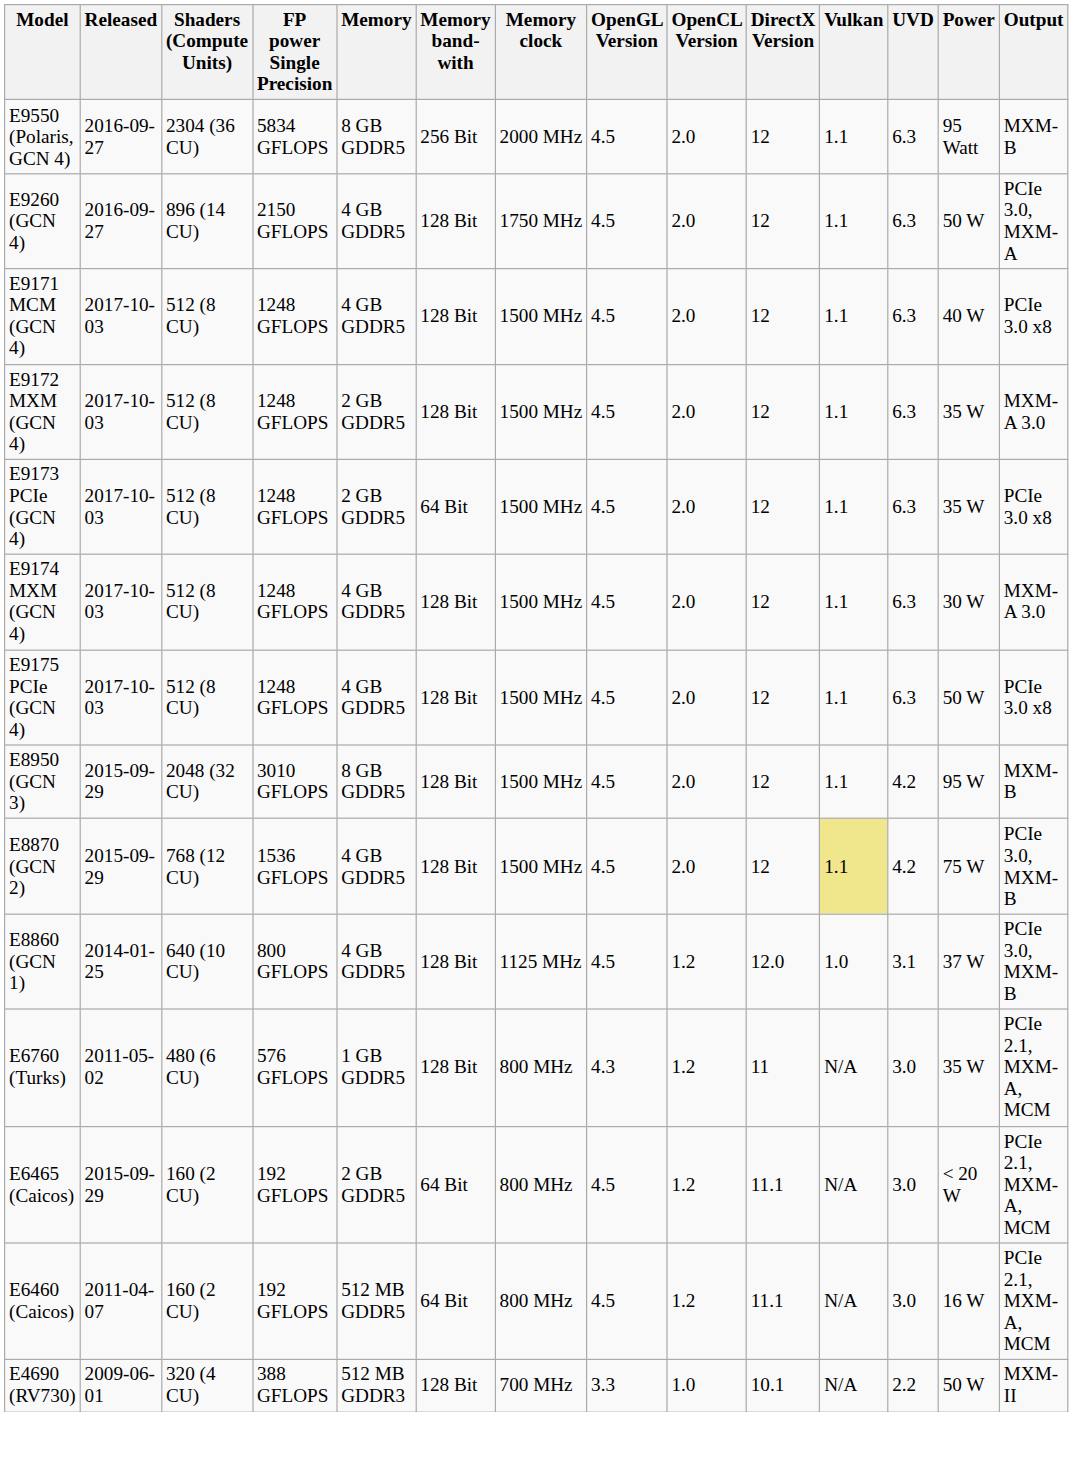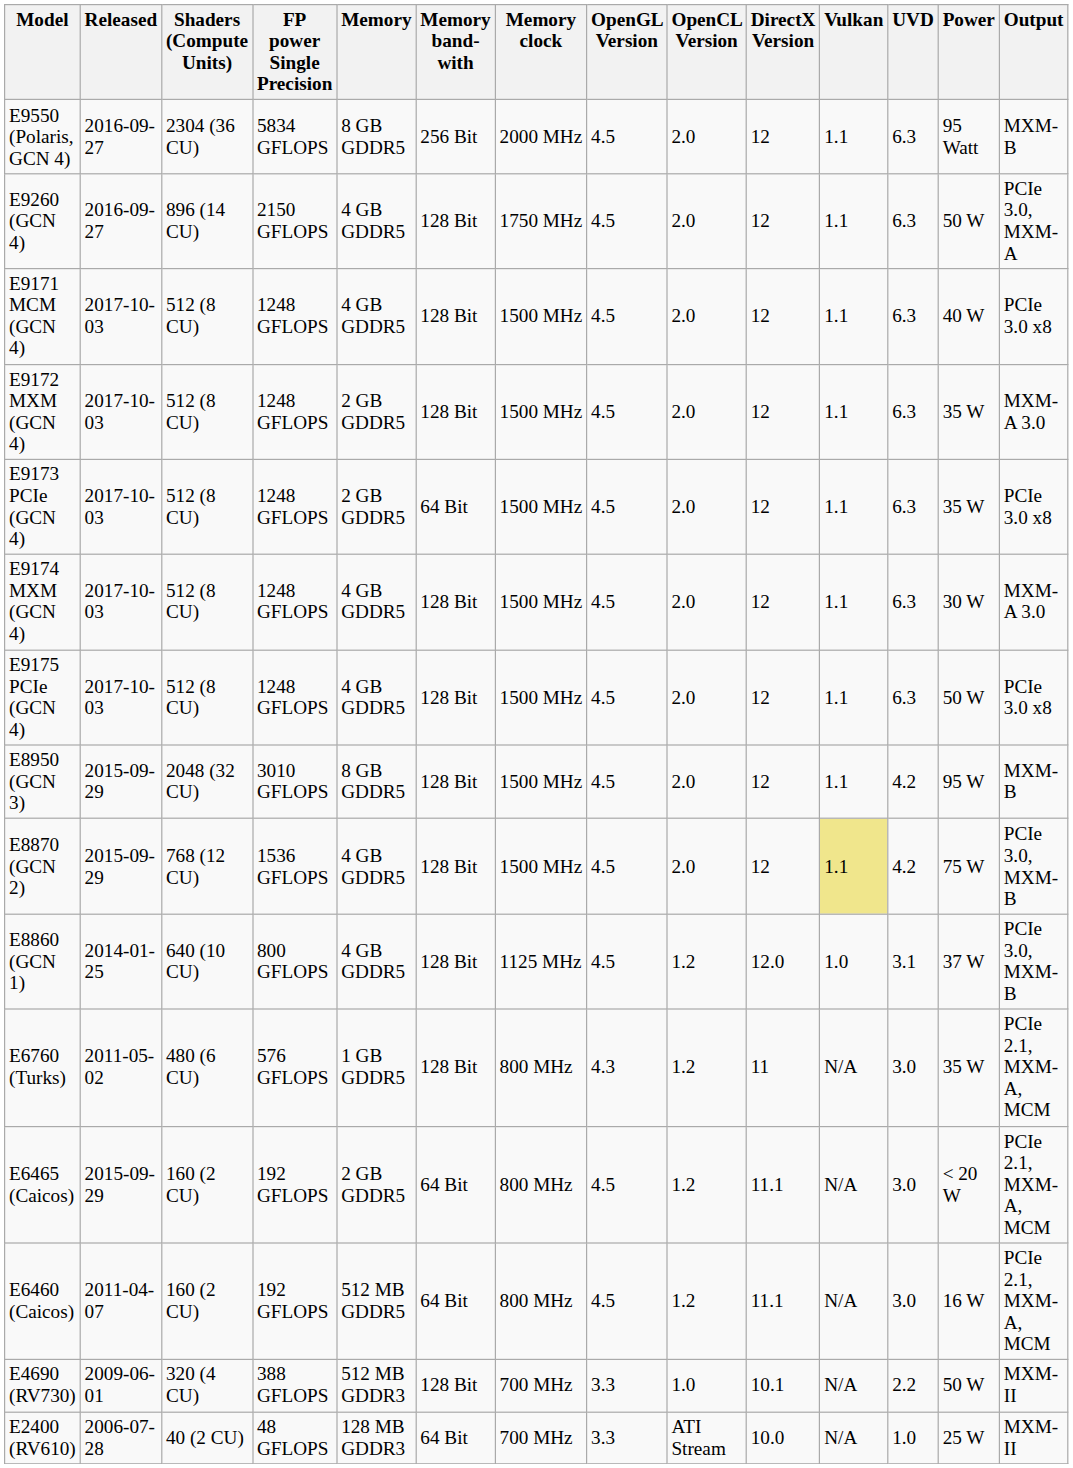+ row: (42, 1437)
